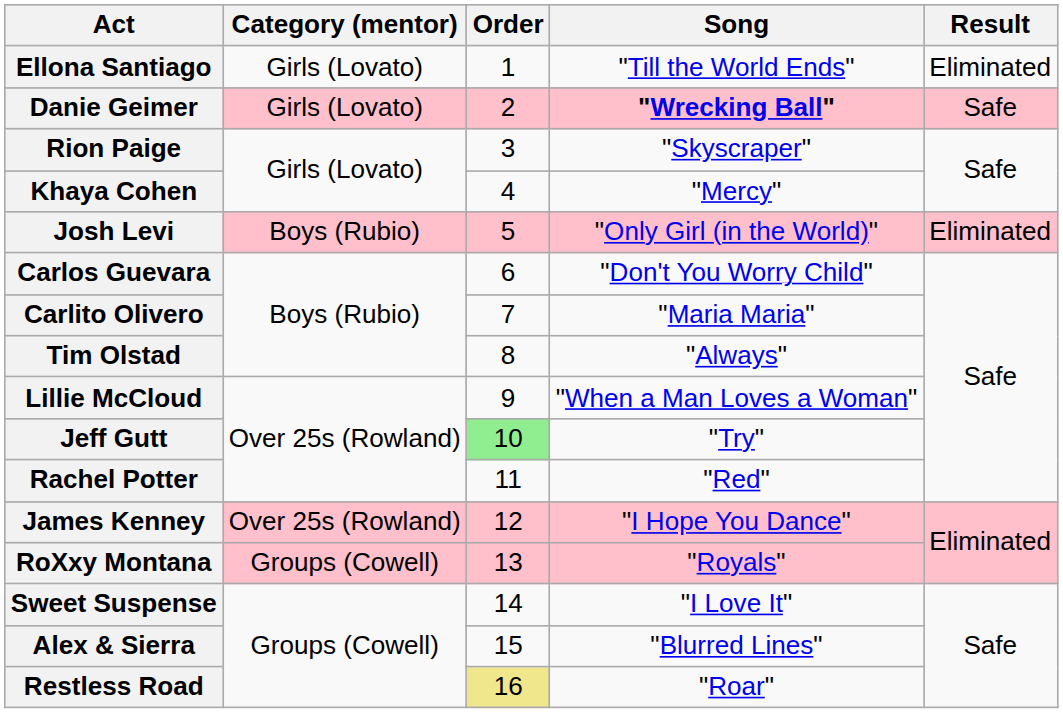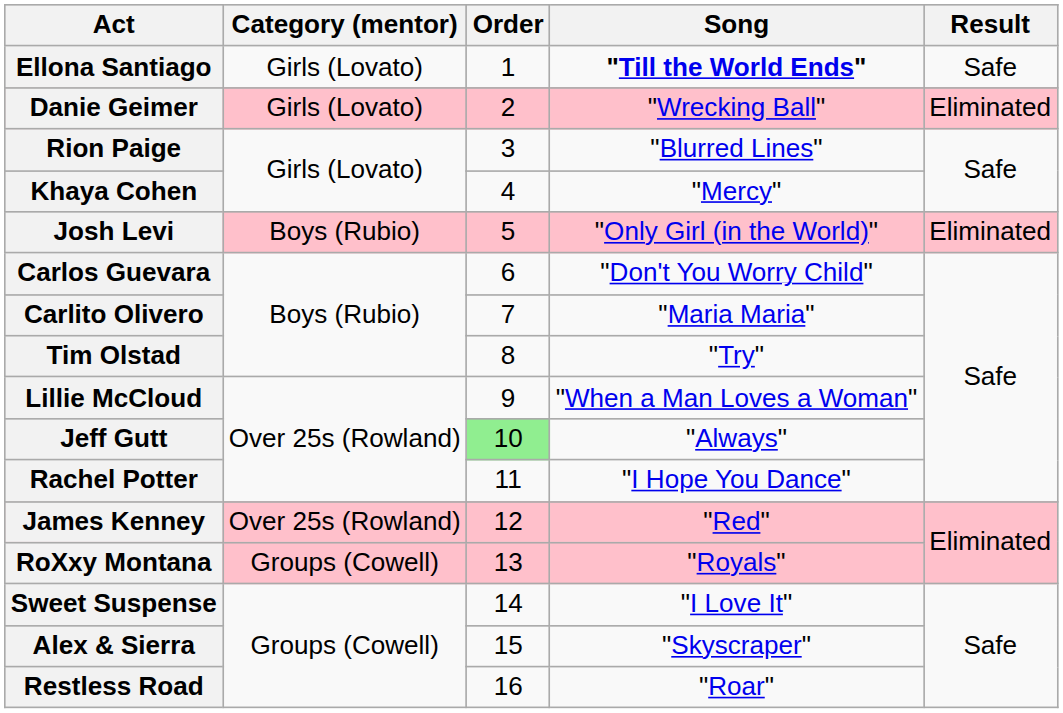(736, 66) normal -> (736, 66) bold
(990, 66) Eliminated -> (990, 66) Safe
(736, 107) bold -> (736, 107) normal
(990, 107) Safe -> (990, 107) Eliminated
(736, 149) "Skyscraper" -> (736, 149) "Blurred Lines"
(736, 356) "Always" -> (736, 356) "Try"
(736, 438) "Try" -> (736, 438) "Always"
(736, 480) "Red" -> (736, 480) "I Hope You Dance"
(736, 521) "I Hope You Dance" -> (736, 521) "Red"
(736, 645) "Blurred Lines" -> (736, 645) "Skyscraper"
(508, 686) khaki background -> (508, 686) no background
